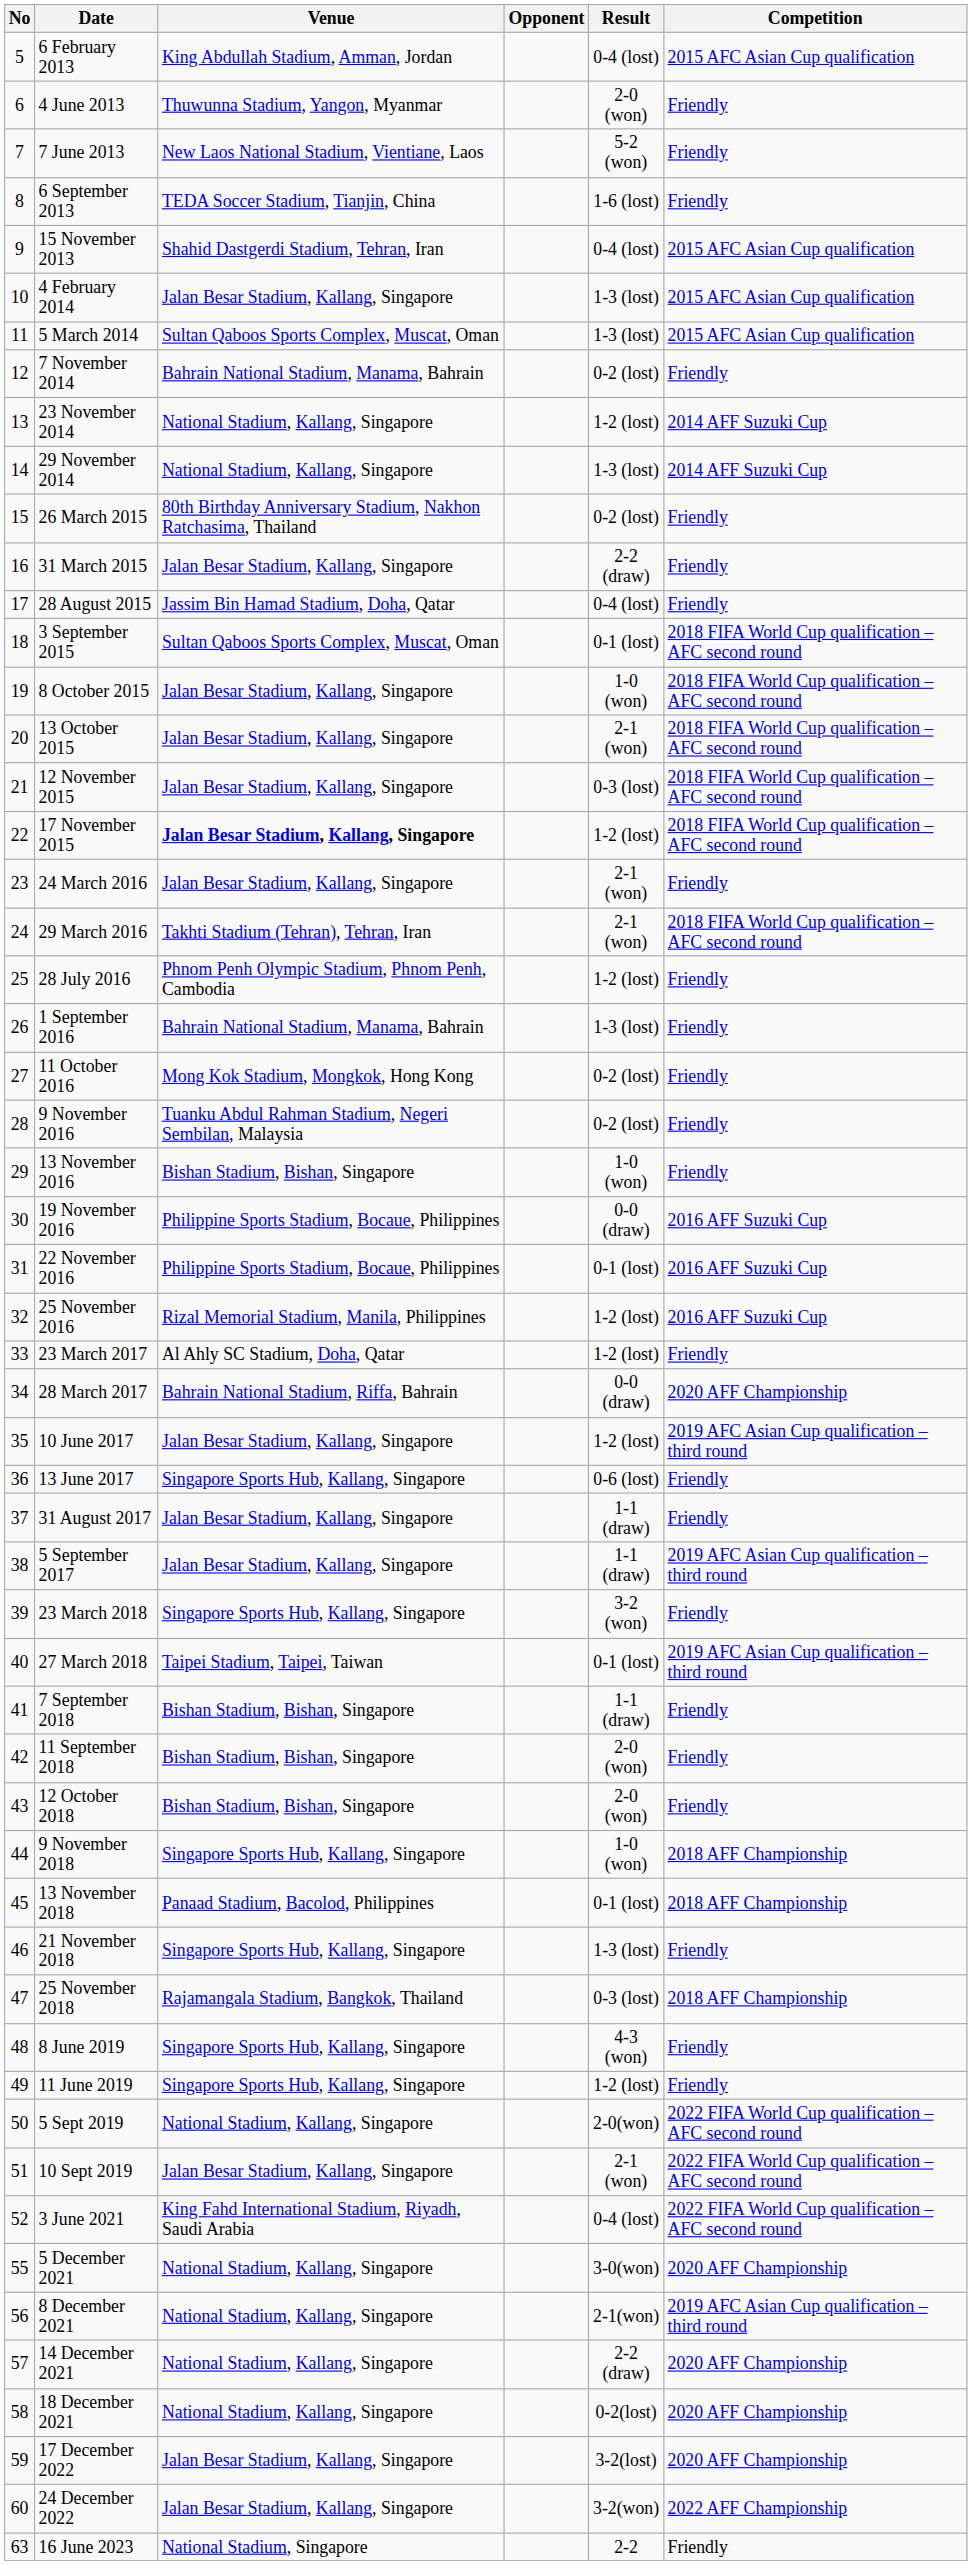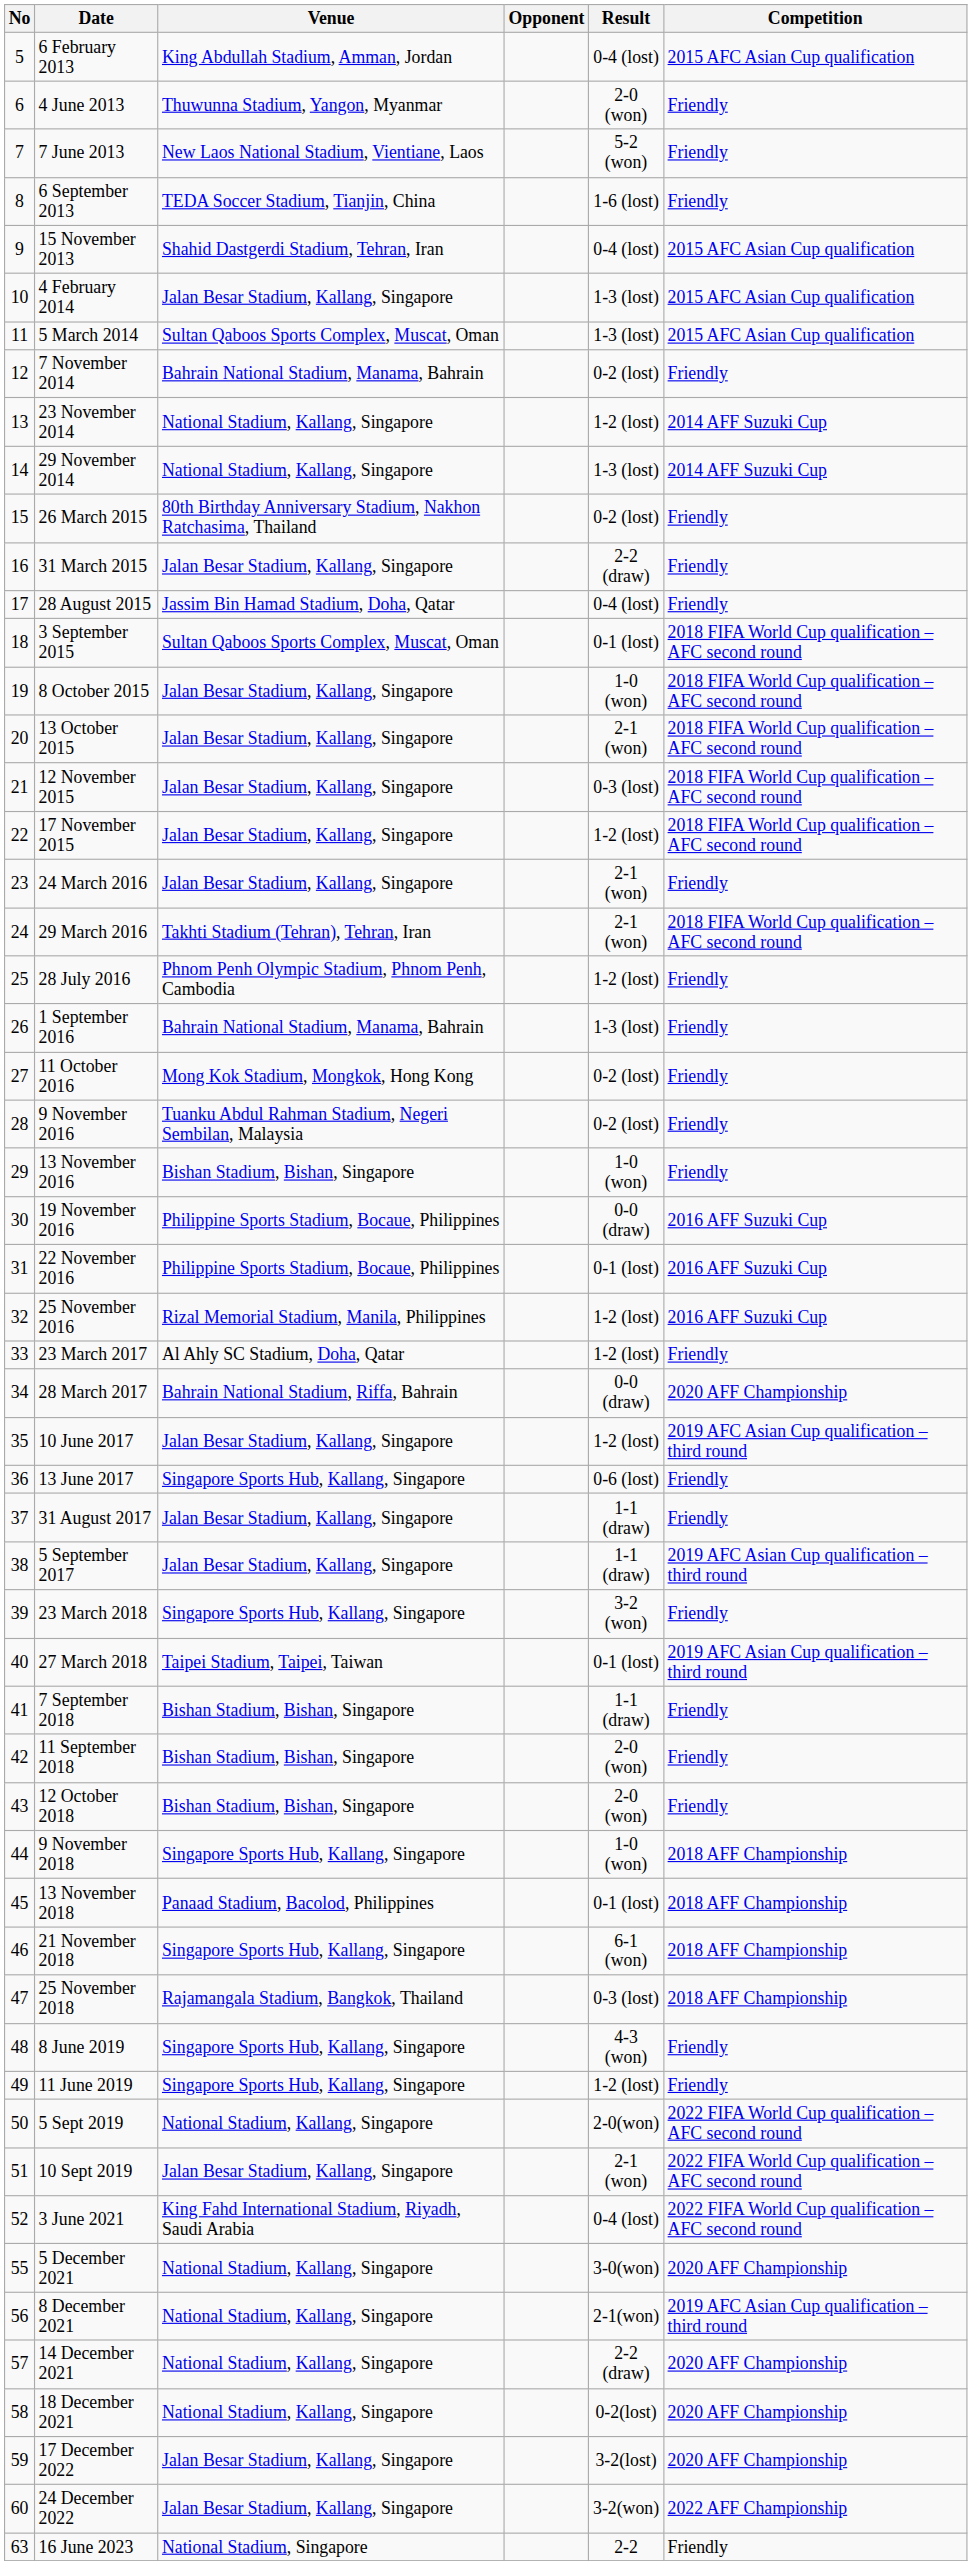(318, 835) bold -> (307, 835) normal
(626, 1950) 1-3 (lost) -> (626, 1950) 6-1 (won)
(698, 1950) Friendly -> (757, 1950) 2018 AFF Championship
